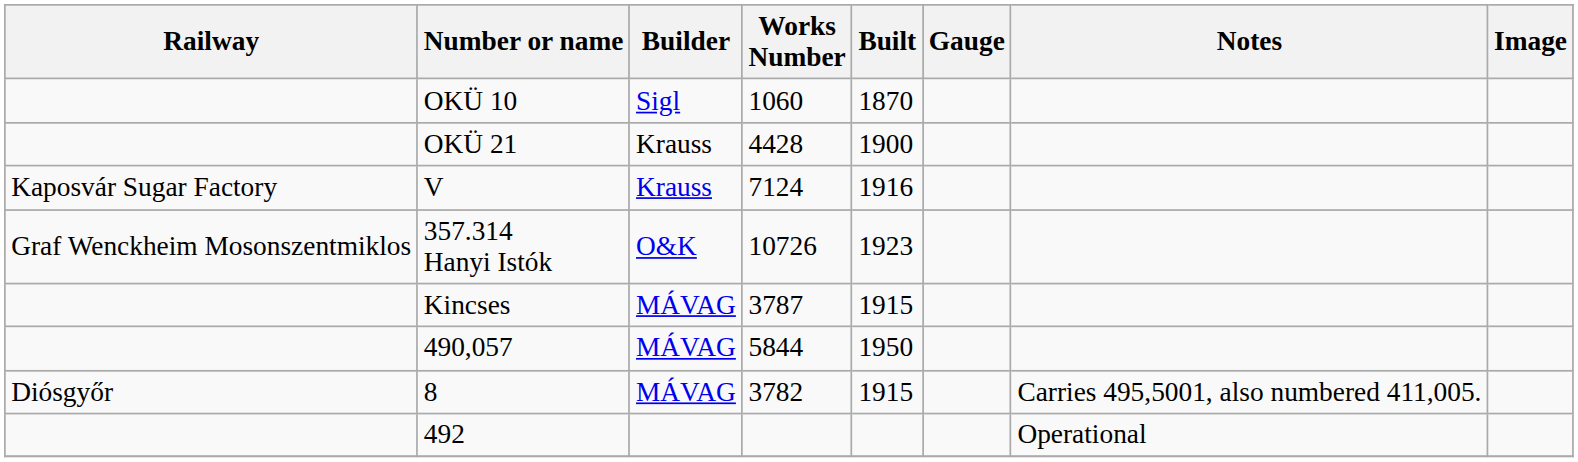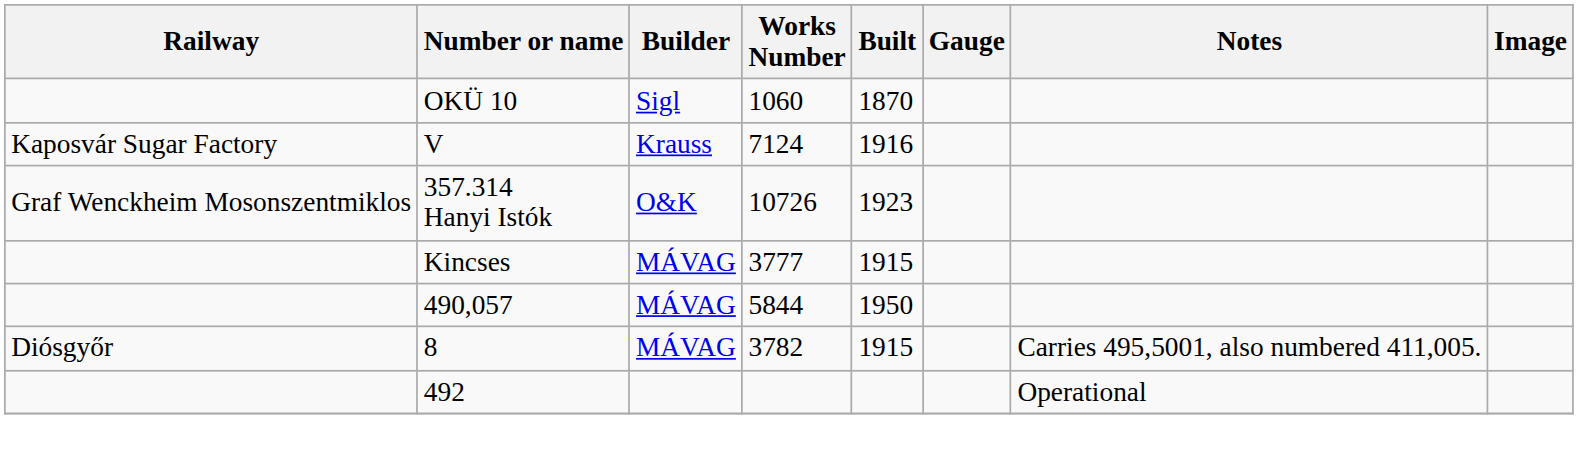- row: (471, 143)
(776, 304) 3787 -> (776, 261) 3777
